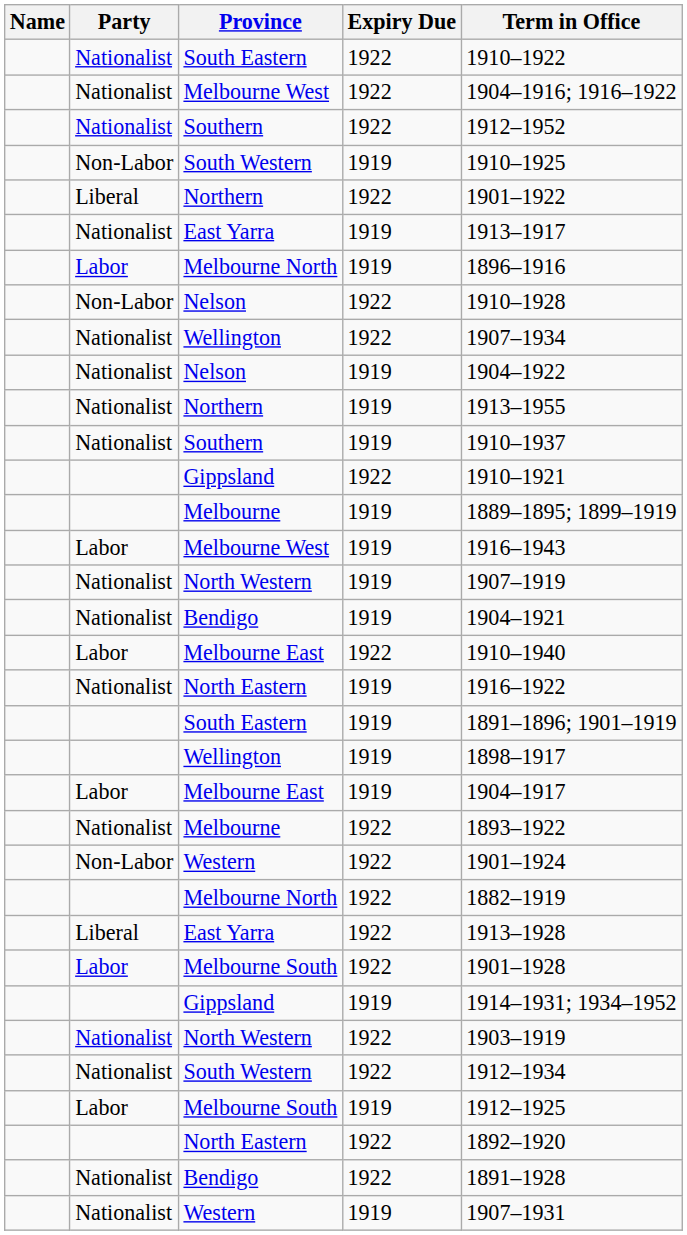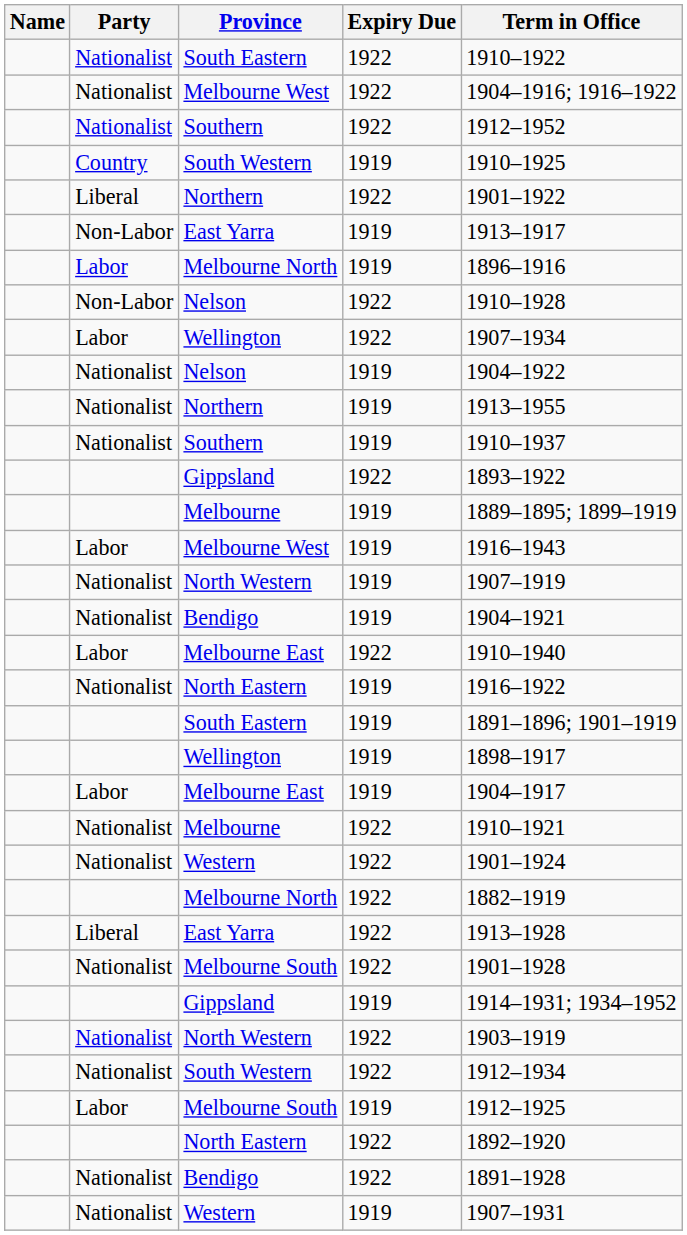(124, 162) Non-Labor -> (111, 162) Country
(124, 232) Nationalist -> (124, 232) Non-Labor
(124, 337) Nationalist -> (101, 337) Labor
(516, 477) 1910–1921 -> (516, 477) 1893–1922
(516, 827) 1893–1922 -> (516, 827) 1910–1921
(124, 862) Non-Labor -> (124, 862) Nationalist
(101, 967) Labor -> (124, 967) Nationalist
